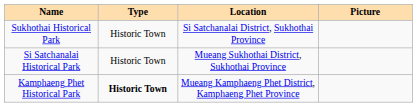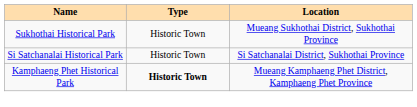- column: (365, 12)
(248, 34) Si Satchanalai District, Sukhothai Province -> (321, 34) Mueang Sukhothai District, Sukhothai Province
(248, 61) Mueang Sukhothai District, Sukhothai Province -> (321, 56) Si Satchanalai District, Sukhothai Province
